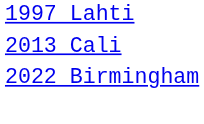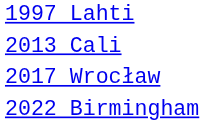+ row: (83, 78)
